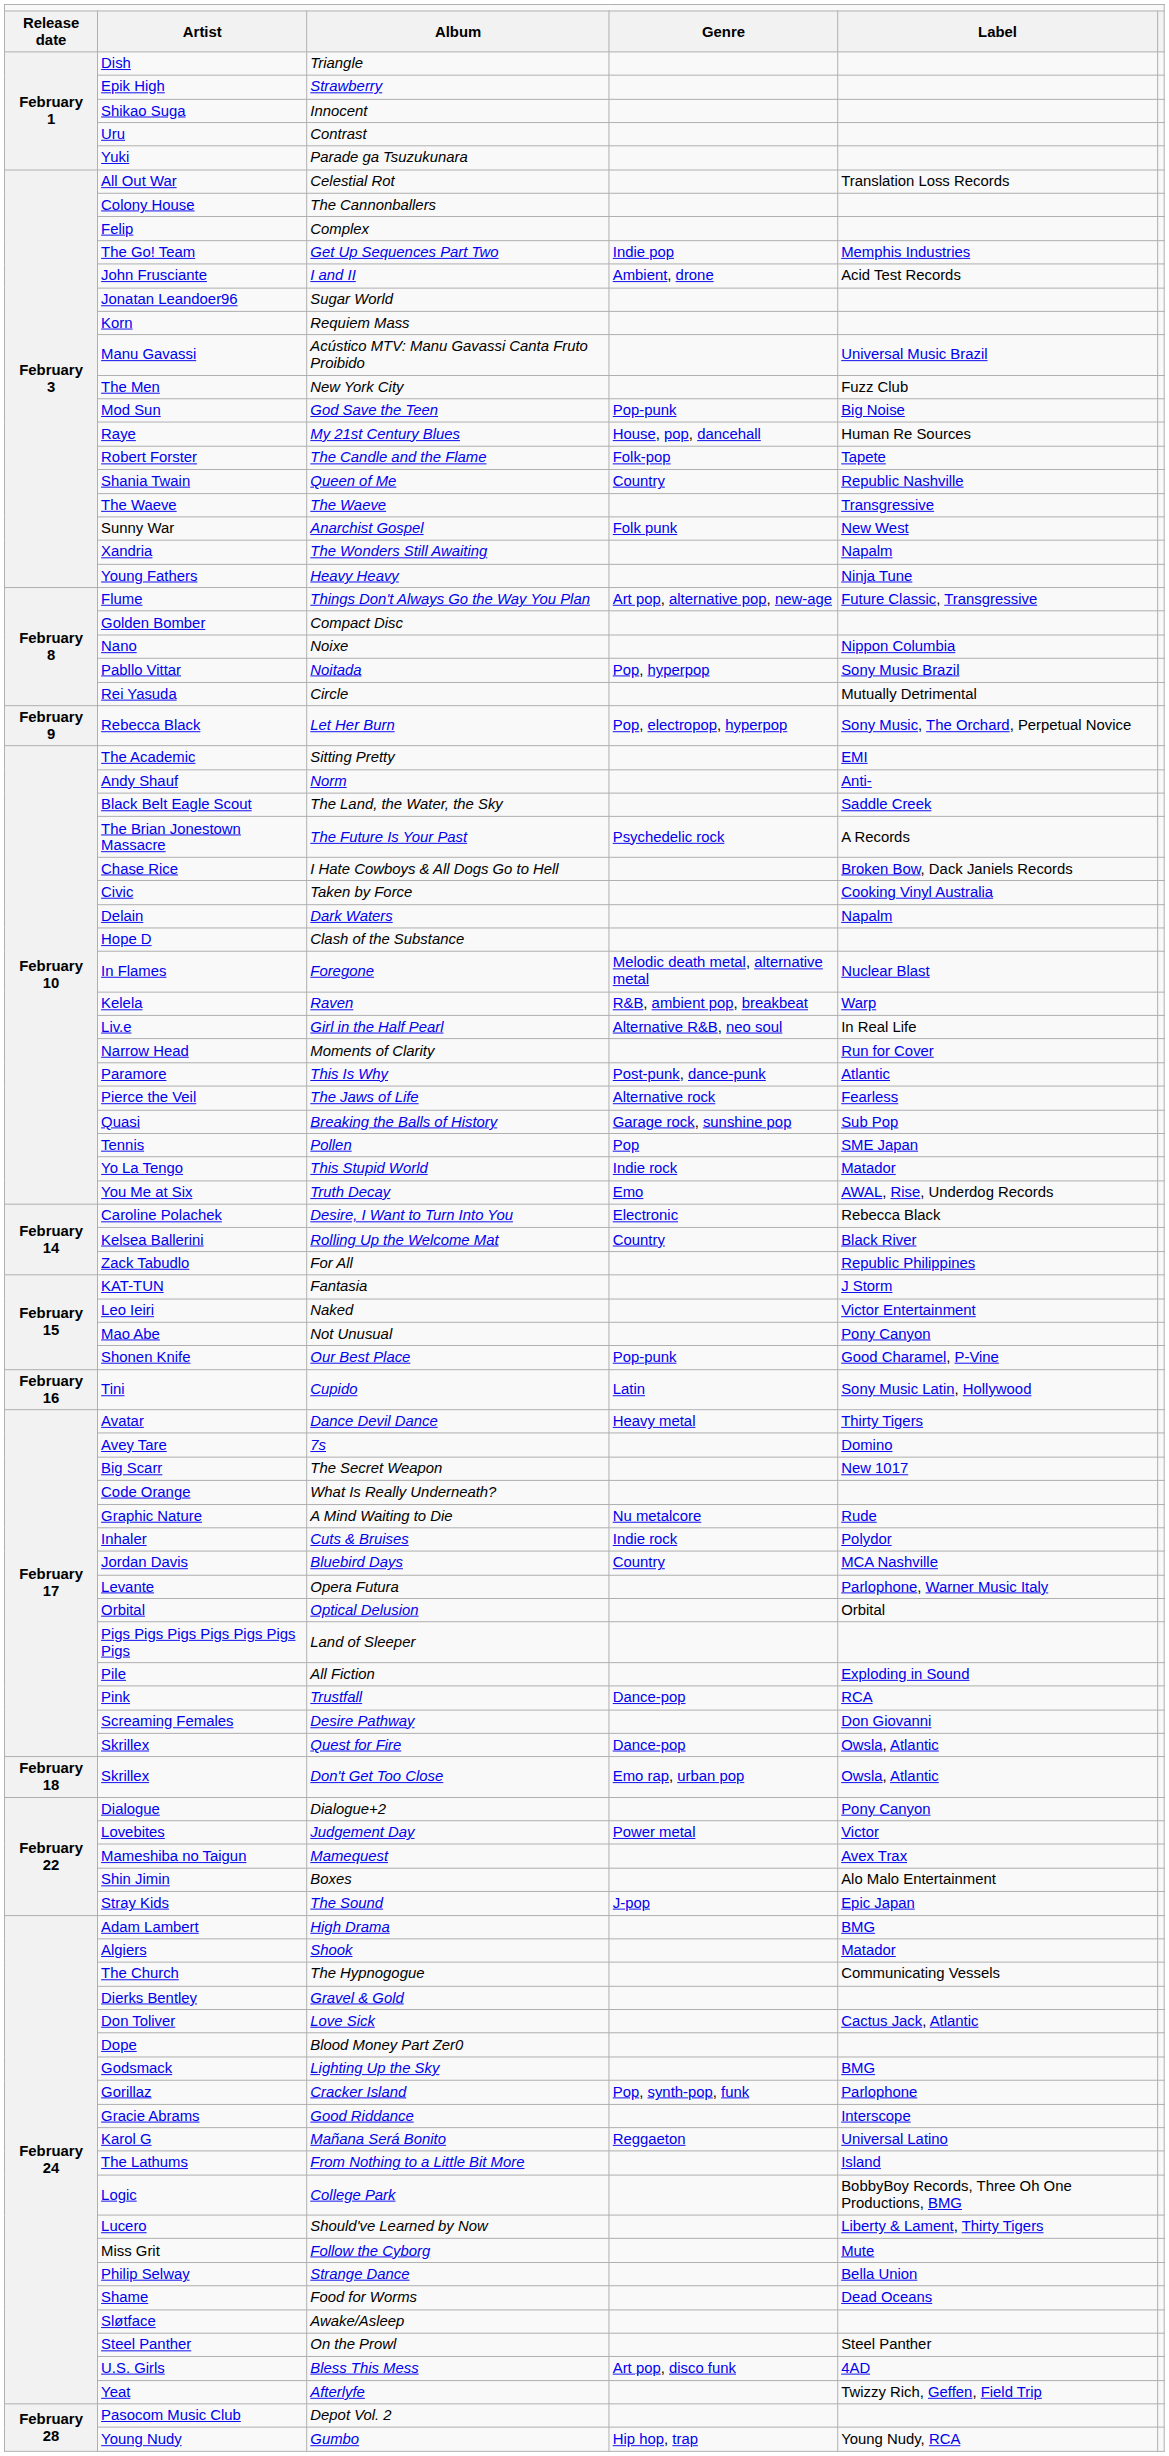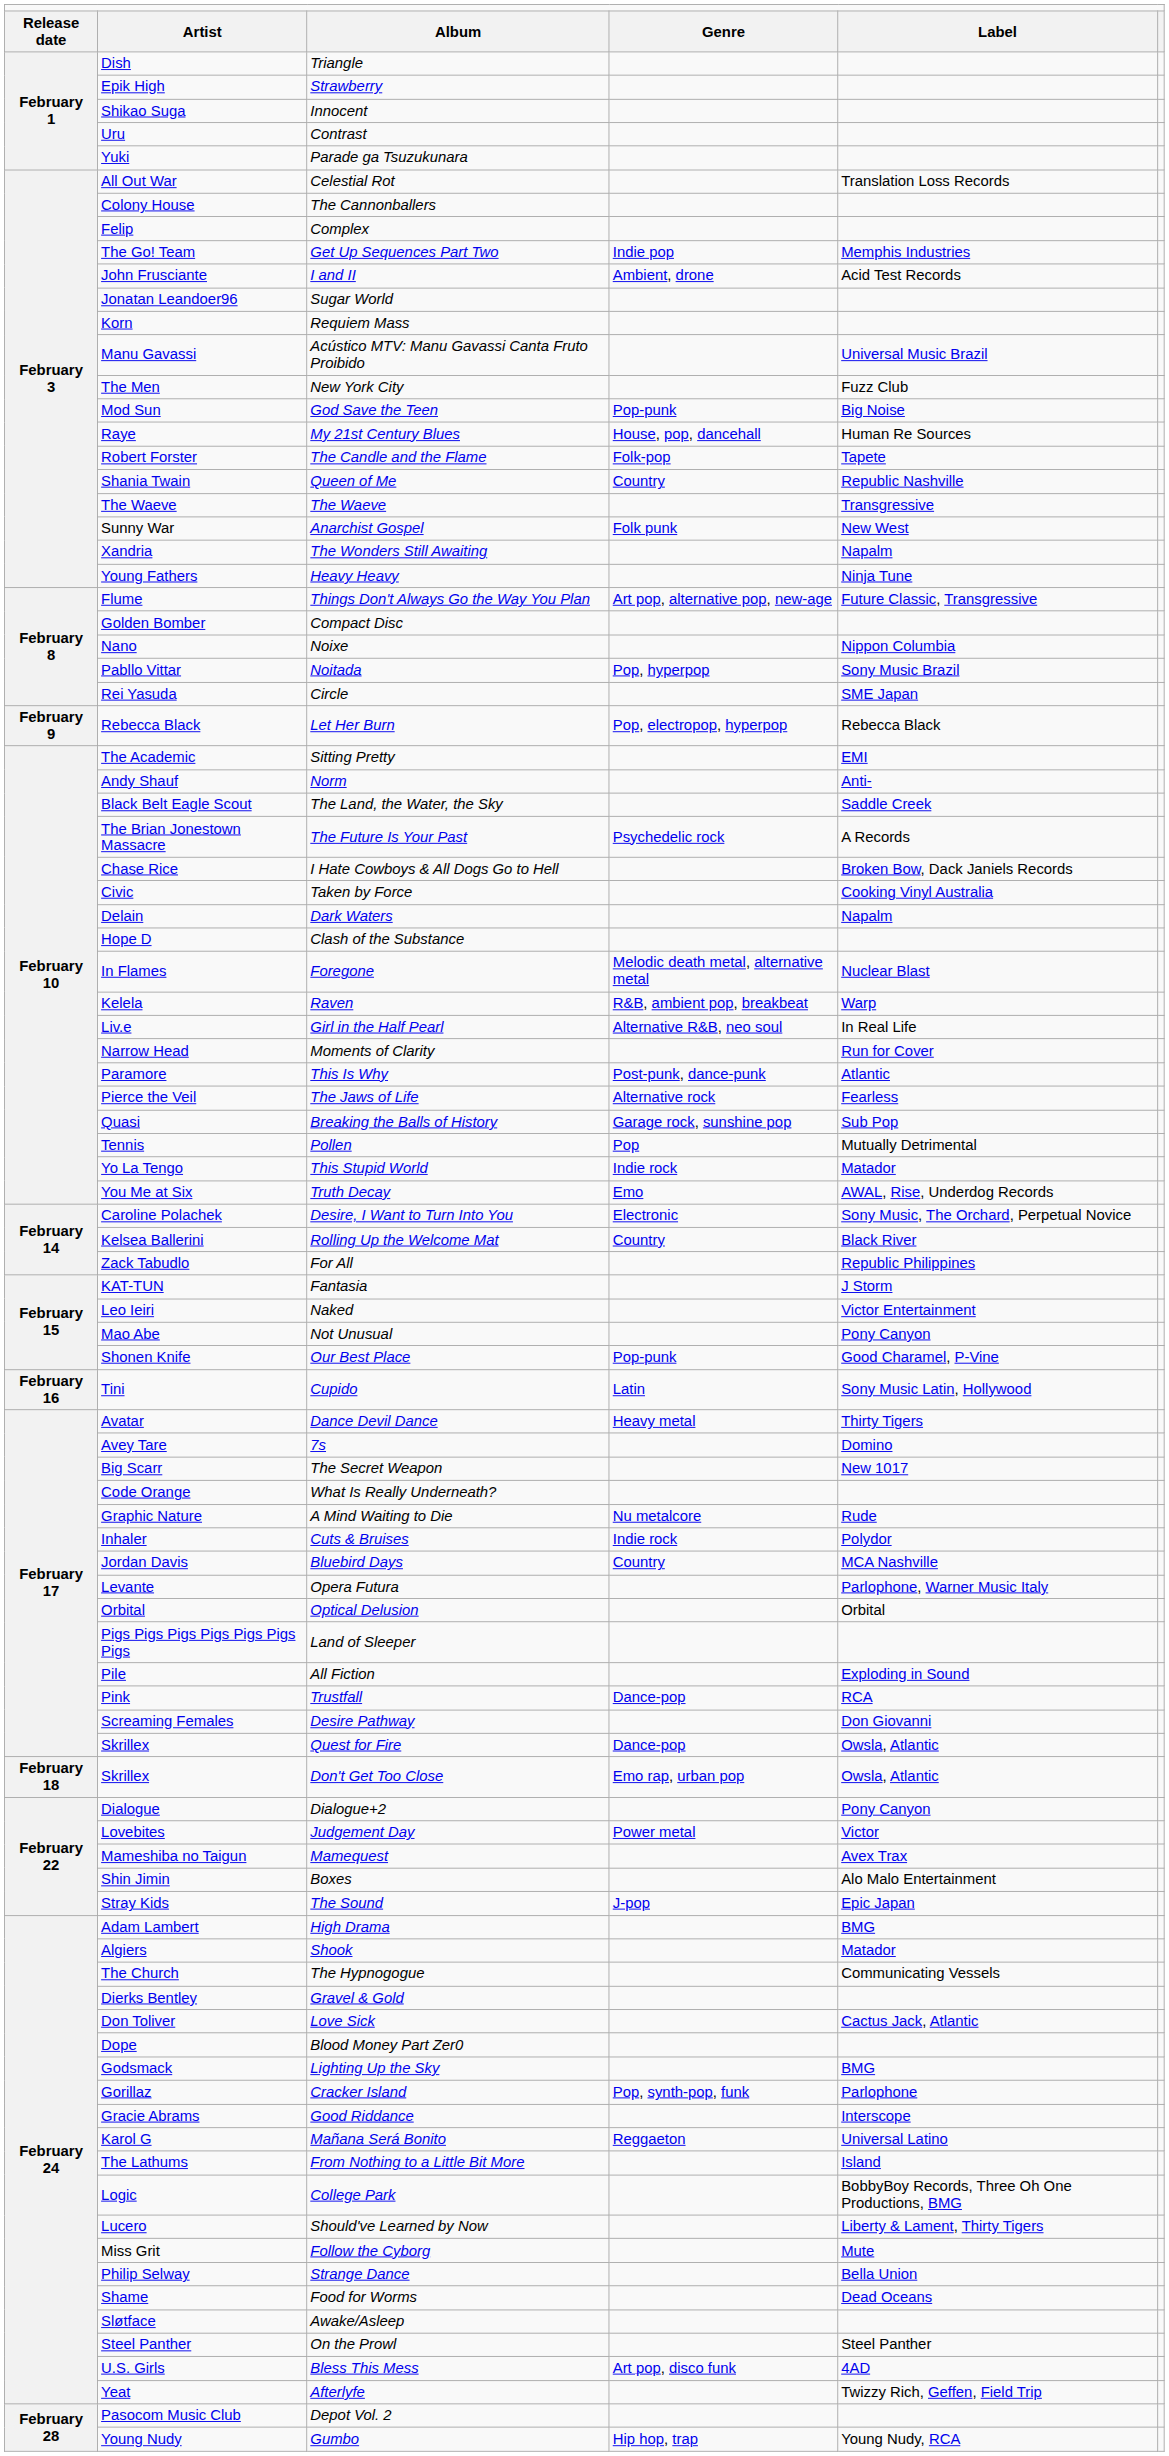(909, 693) Mutually Detrimental -> (880, 693) SME Japan
(986, 725) Sony Music, The Orchard, Perpetual Novice -> (891, 725) Rebecca Black
(880, 1145) SME Japan -> (909, 1145) Mutually Detrimental
(891, 1215) Rebecca Black -> (986, 1215) Sony Music, The Orchard, Perpetual Novice
